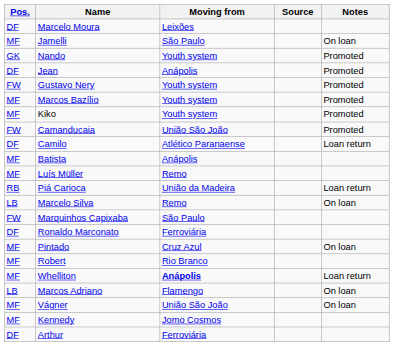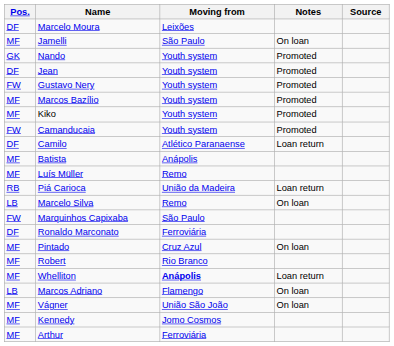columns swapped: (298, 12) <-> (355, 12)
(180, 71) Anápolis -> (190, 71) Youth system
(195, 129) União São João -> (190, 129) Youth system
(13, 335) DF -> (13, 335) MF
